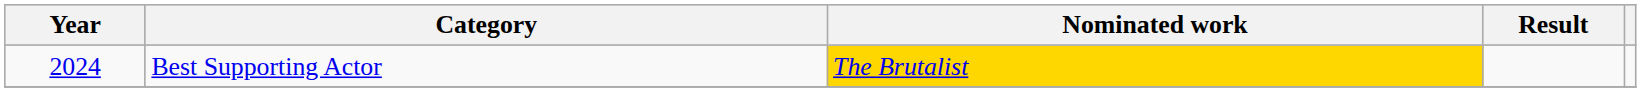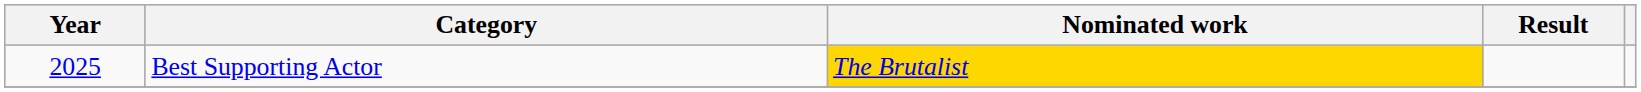(75, 65) 2024 -> (75, 65) 2025
